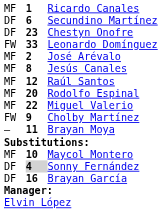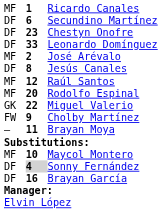(10, 45) FW -> (10, 45) DF
(10, 69) MF -> (10, 69) DF
(10, 106) MF -> (10, 106) GK
